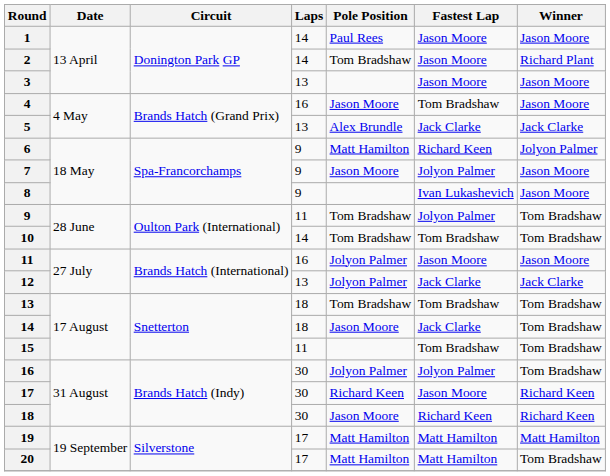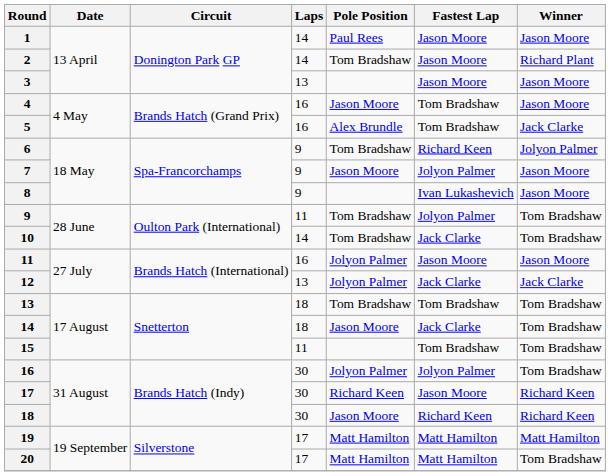(302, 126) 13 -> (302, 126) 16
(449, 126) Jack Clarke -> (458, 126) Tom Bradshaw
(369, 148) Matt Hamilton -> (370, 148) Tom Bradshaw
(458, 237) Tom Bradshaw -> (449, 237) Jack Clarke
